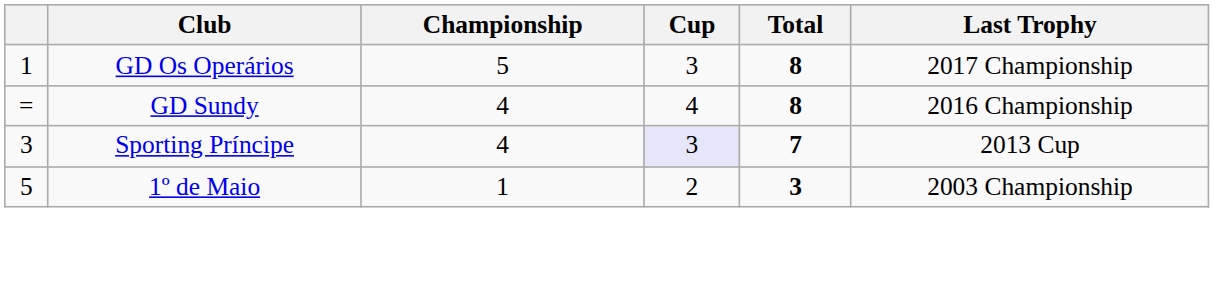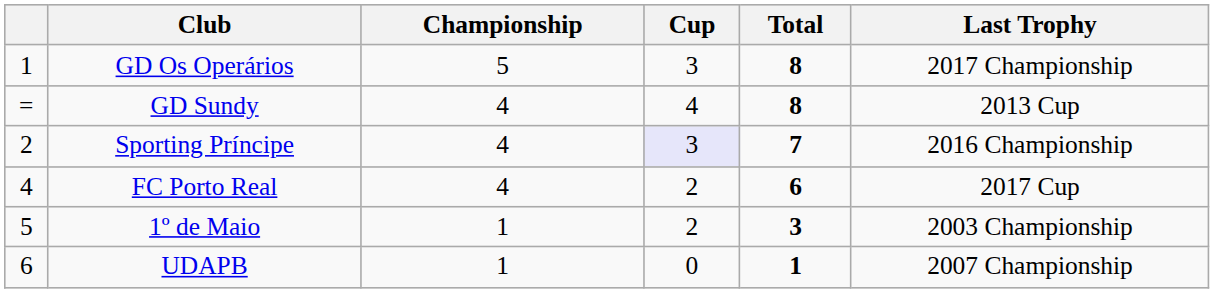(1030, 105) 2016 Championship -> (1030, 105) 2013 Cup
(26, 145) 3 -> (26, 145) 2
(1030, 145) 2013 Cup -> (1030, 145) 2016 Championship
+ row: (205, 186)
+ row: (205, 266)
